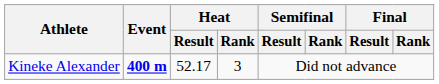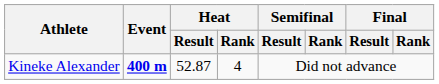(194, 67) 52.17 -> (194, 67) 52.87
(238, 67) 3 -> (238, 67) 4
